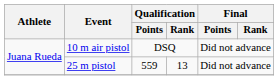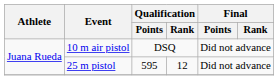(149, 66) 559 -> (149, 66) 595
(182, 66) 13 -> (182, 66) 12
